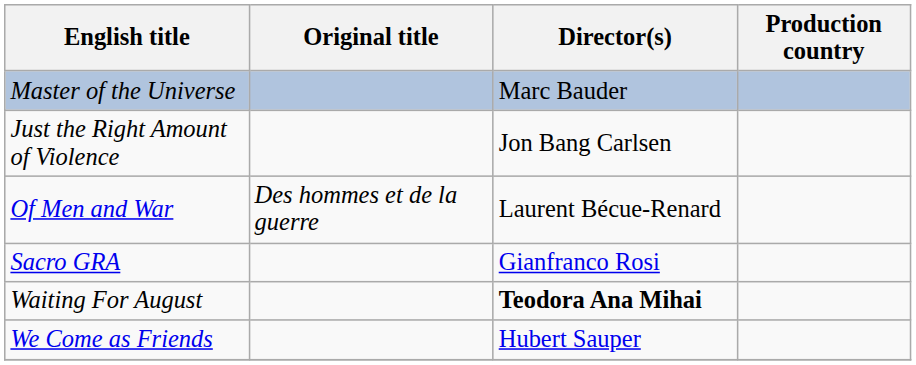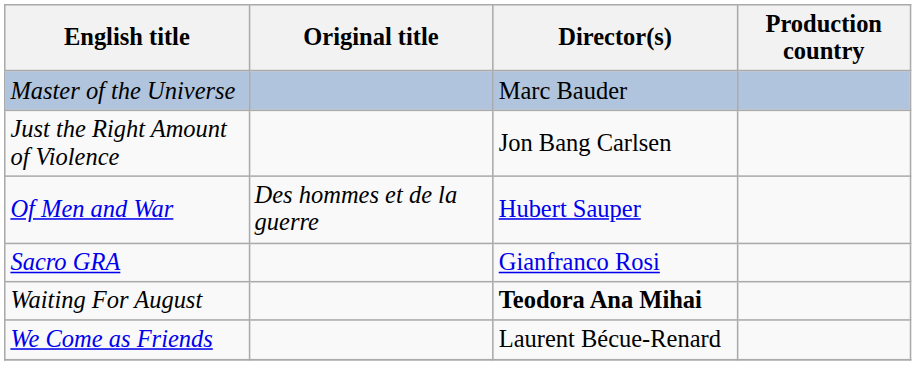(610, 209) Laurent Bécue-Renard -> (570, 209) Hubert Sauper
(570, 339) Hubert Sauper -> (610, 339) Laurent Bécue-Renard
